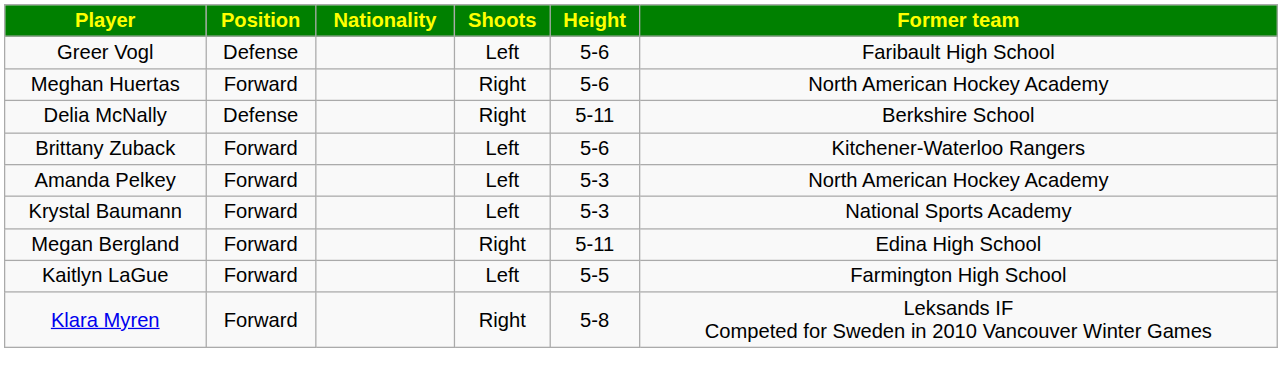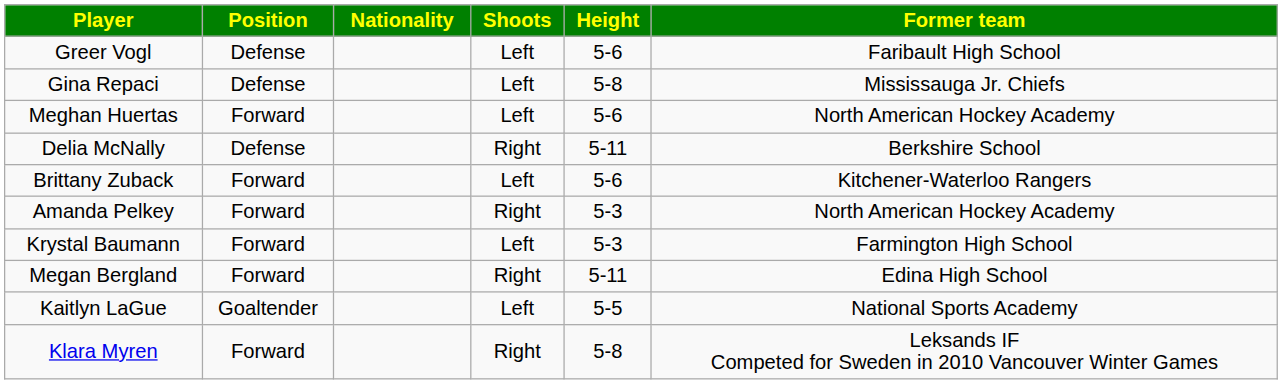+ row: (103, 84)
(502, 84) Right -> (517, 116) Left
(502, 180) Left -> (517, 212) Right
(958, 212) National Sports Academy -> (964, 244) Farmington High School
(261, 276) Forward -> (268, 308) Goaltender
(958, 276) Farmington High School -> (964, 308) National Sports Academy
